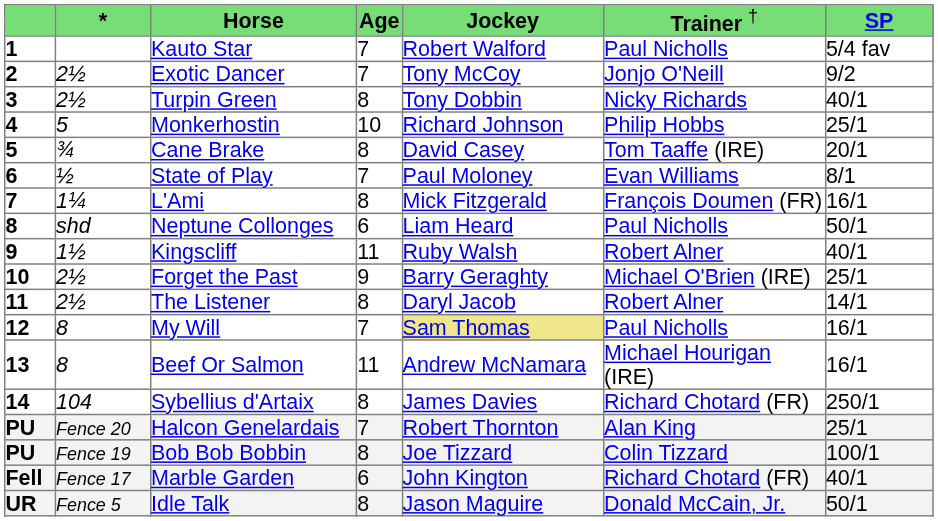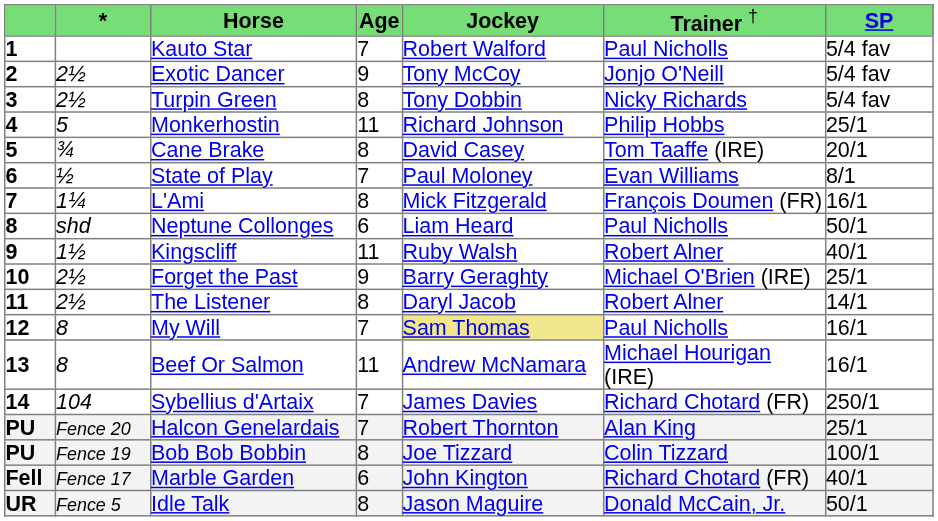(363, 74) 7 -> (363, 74) 9
(841, 74) 9/2 -> (858, 74) 5/4 fav
(847, 99) 40/1 -> (858, 99) 5/4 fav
(369, 124) 10 -> (368, 124) 11
(363, 402) 8 -> (363, 402) 7
